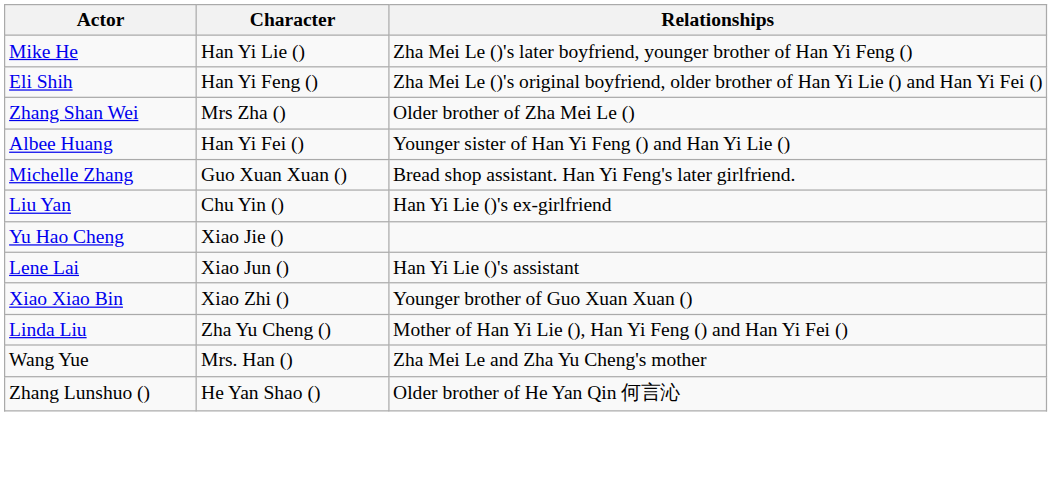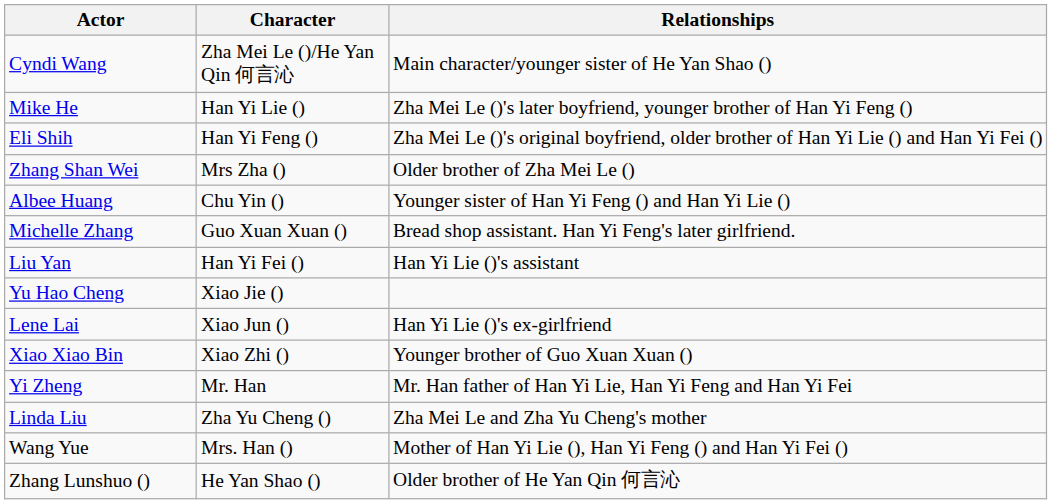+ row: (58, 63)
(253, 143) Han Yi Fei () -> (243, 200) Chu Yin ()
(243, 205) Chu Yin () -> (253, 262) Han Yi Fei ()
(502, 205) Han Yi Lie ()'s ex-girlfriend -> (486, 262) Han Yi Lie ()'s assistant
(486, 267) Han Yi Lie ()'s assistant -> (502, 324) Han Yi Lie ()'s ex-girlfriend
+ row: (46, 386)
(621, 329) Mother of Han Yi Lie (), Han Yi Feng () and Han Yi Fei () -> (550, 417) Zha Mei Le and Zha Yu Cheng's mother
(550, 360) Zha Mei Le and Zha Yu Cheng's mother -> (621, 448) Mother of Han Yi Lie (), Han Yi Feng () and Han Yi Fei ()
